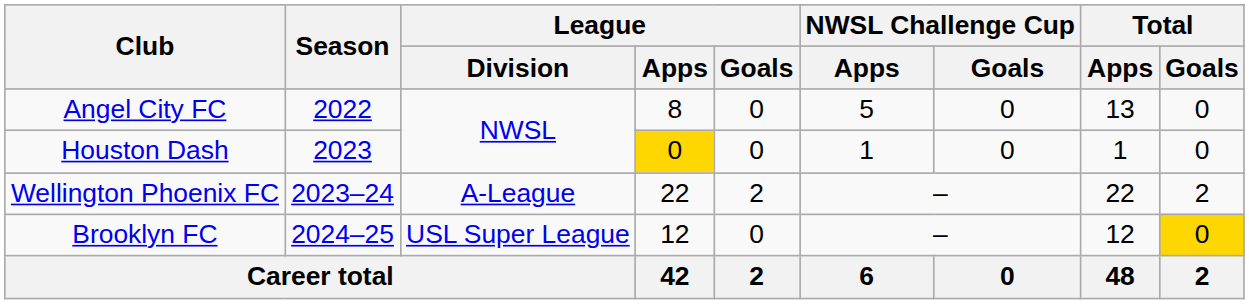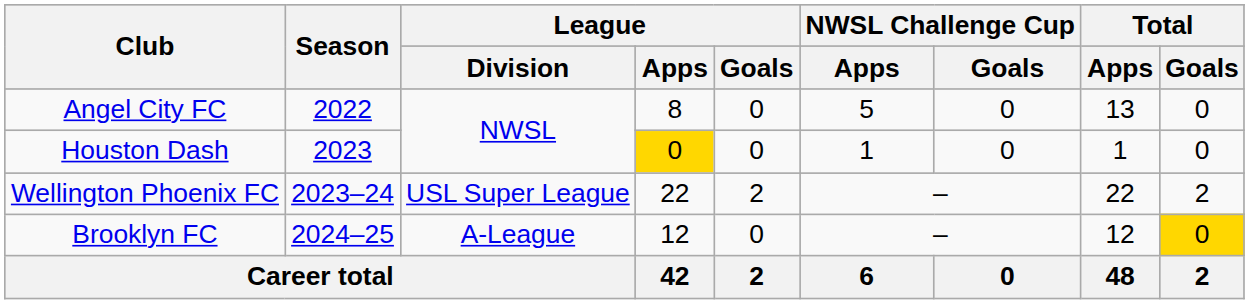(518, 192) A-League -> (518, 192) USL Super League
(518, 234) USL Super League -> (518, 234) A-League
